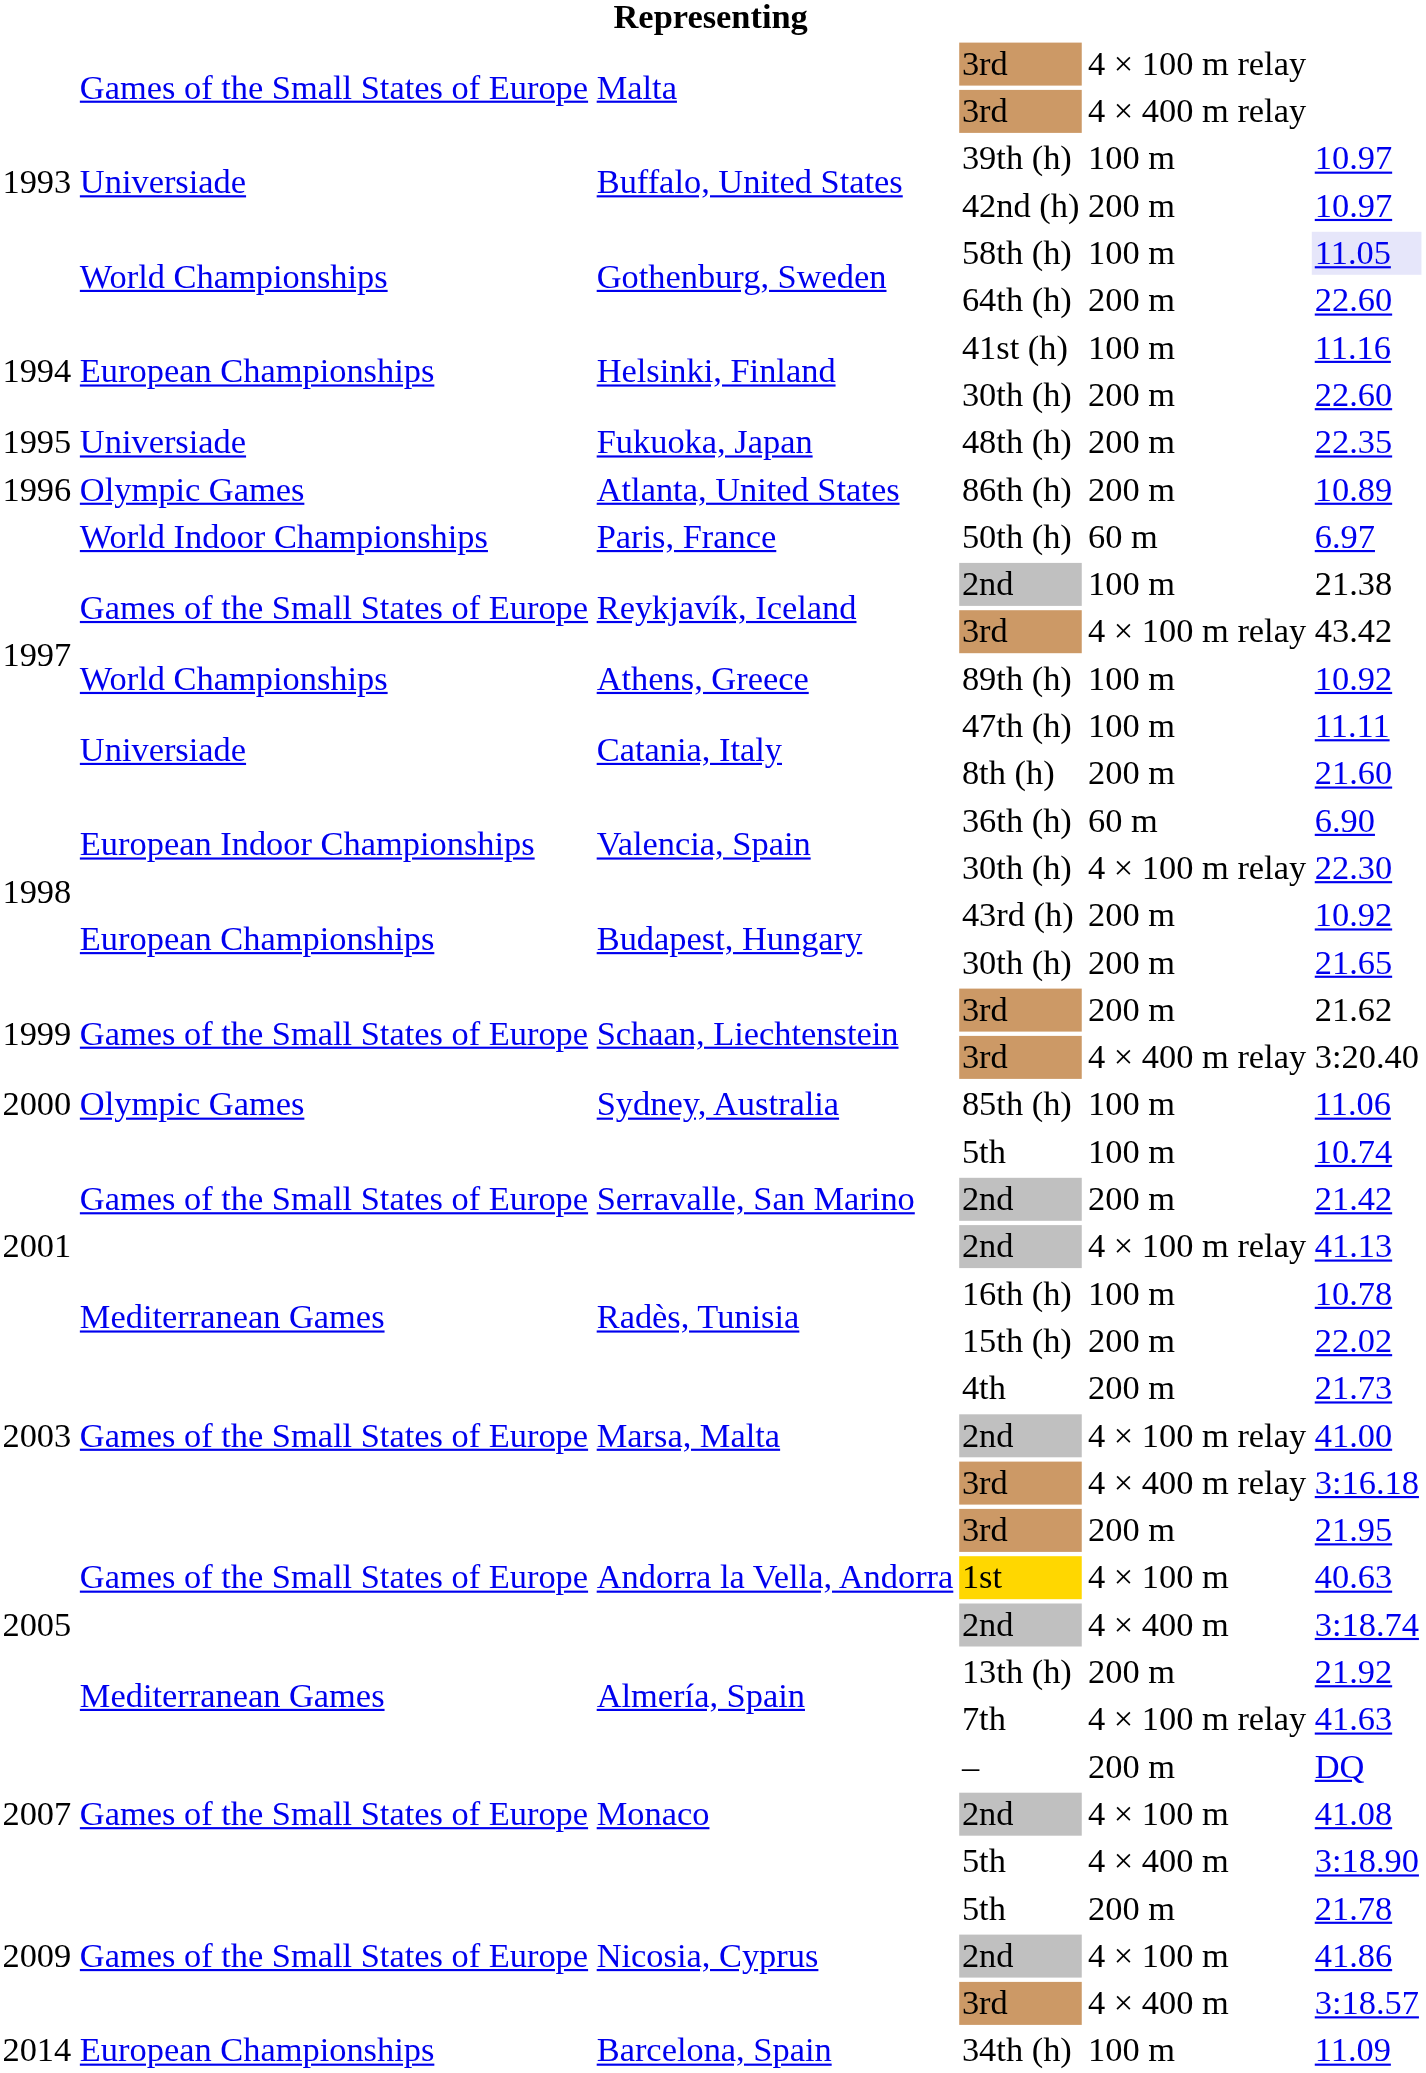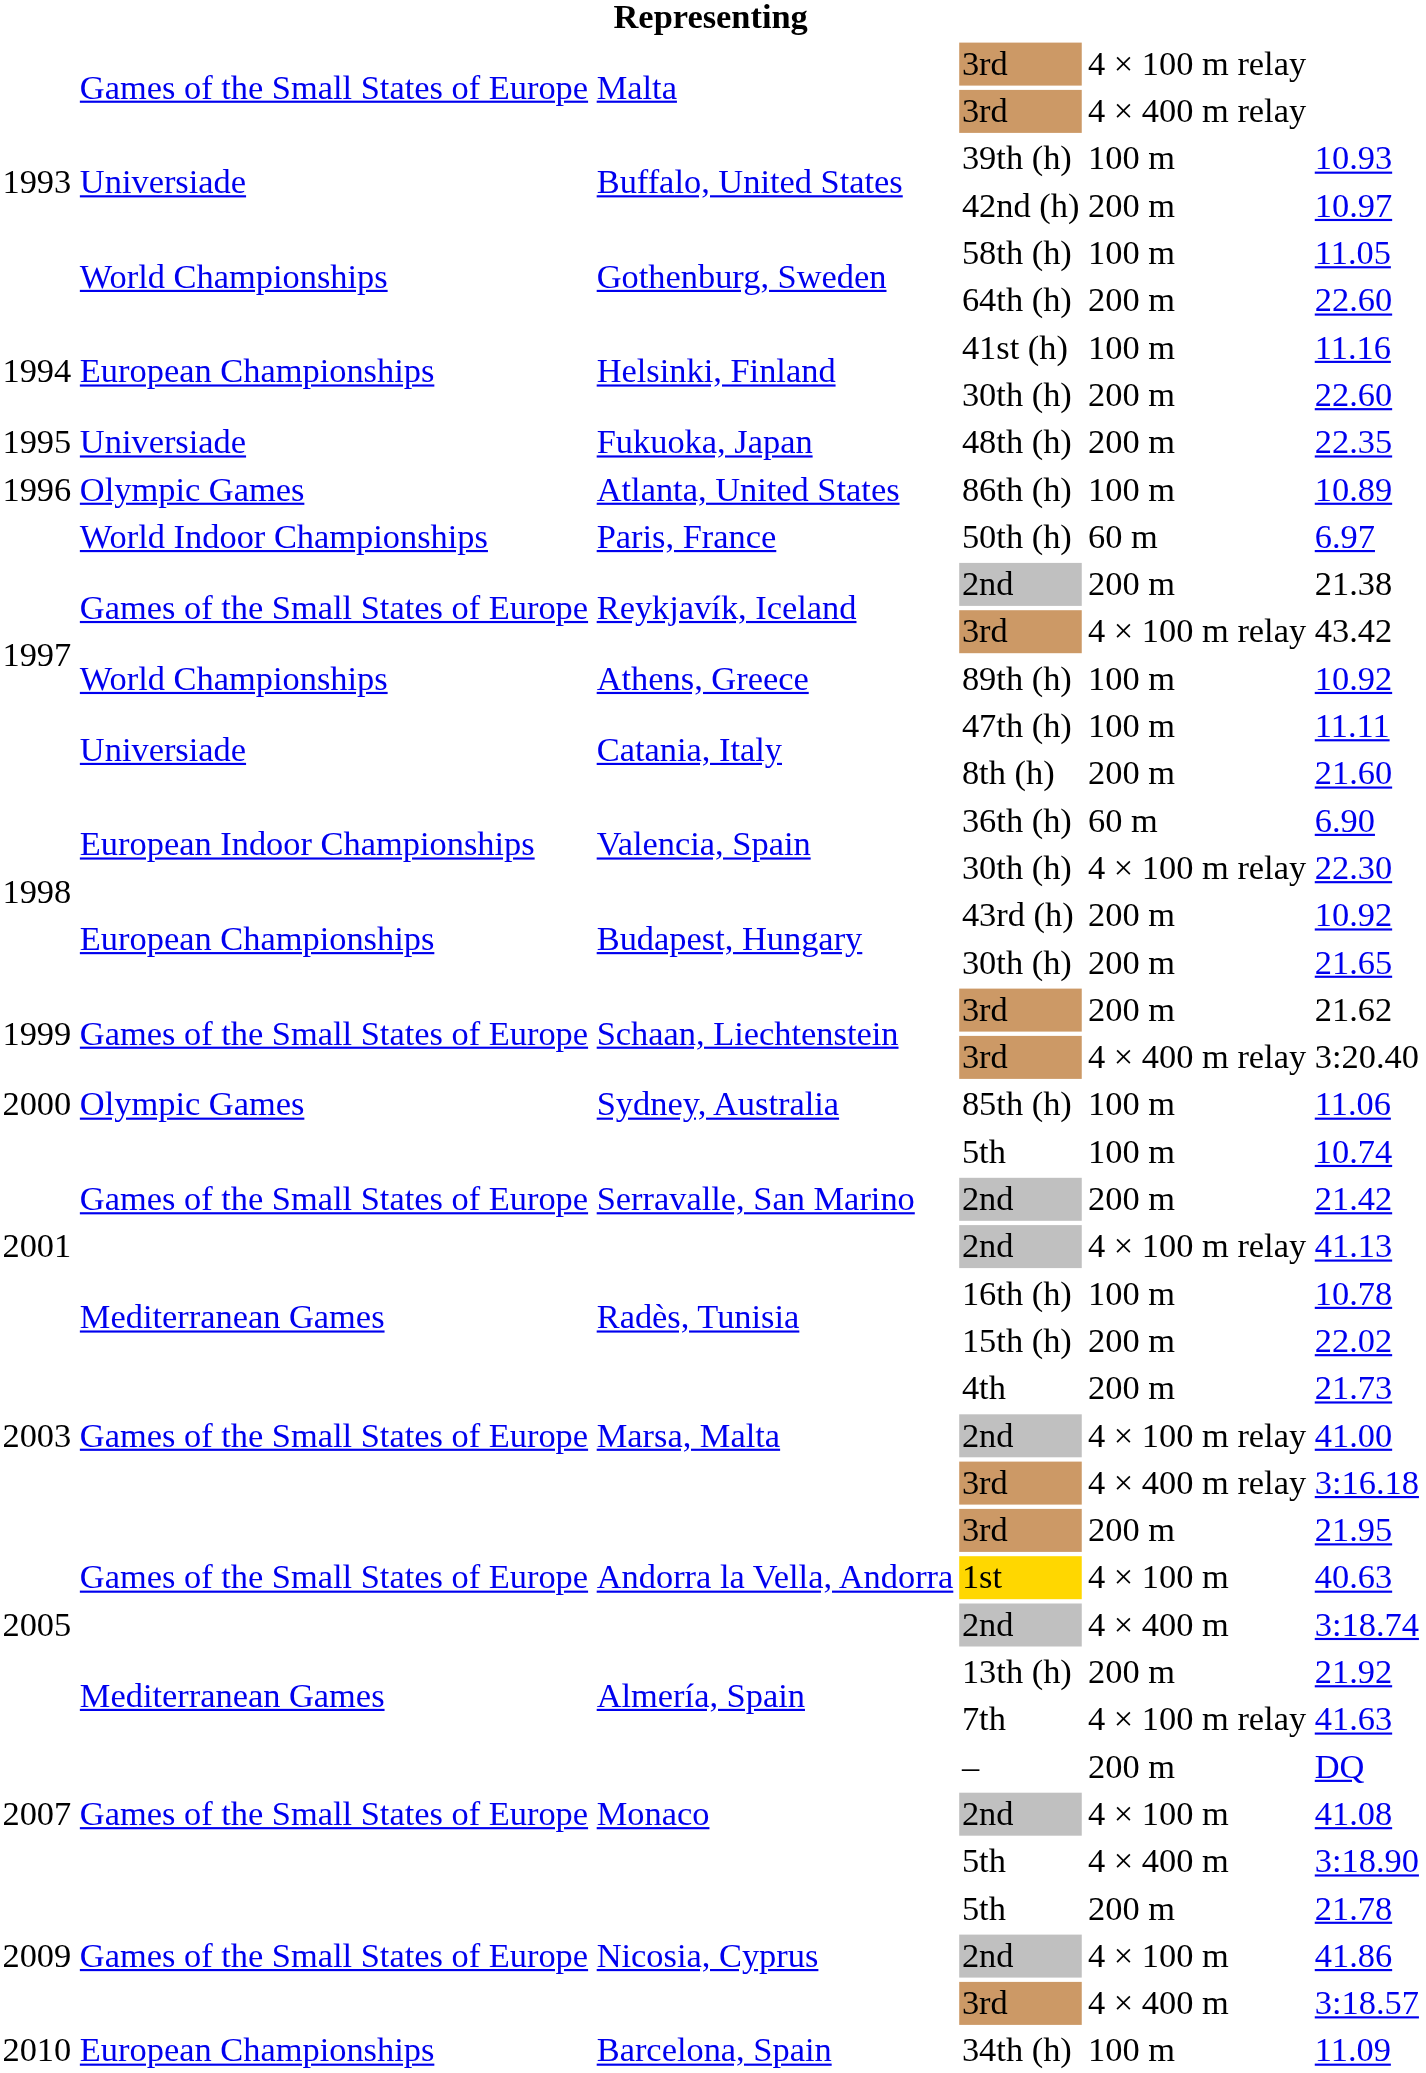(1353, 158) 10.97 -> (1353, 158) 10.93
(1353, 252) lavender background -> (1353, 252) no background
(1132, 489) 200 m -> (1132, 489) 100 m
(1132, 583) 100 m -> (1132, 583) 200 m
(37, 2050) 2014 -> (37, 2050) 2010
